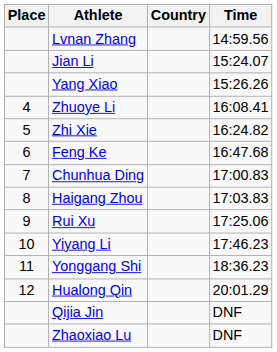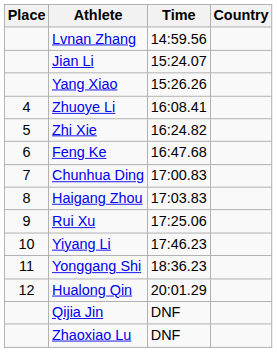columns swapped: (178, 15) <-> (241, 15)
